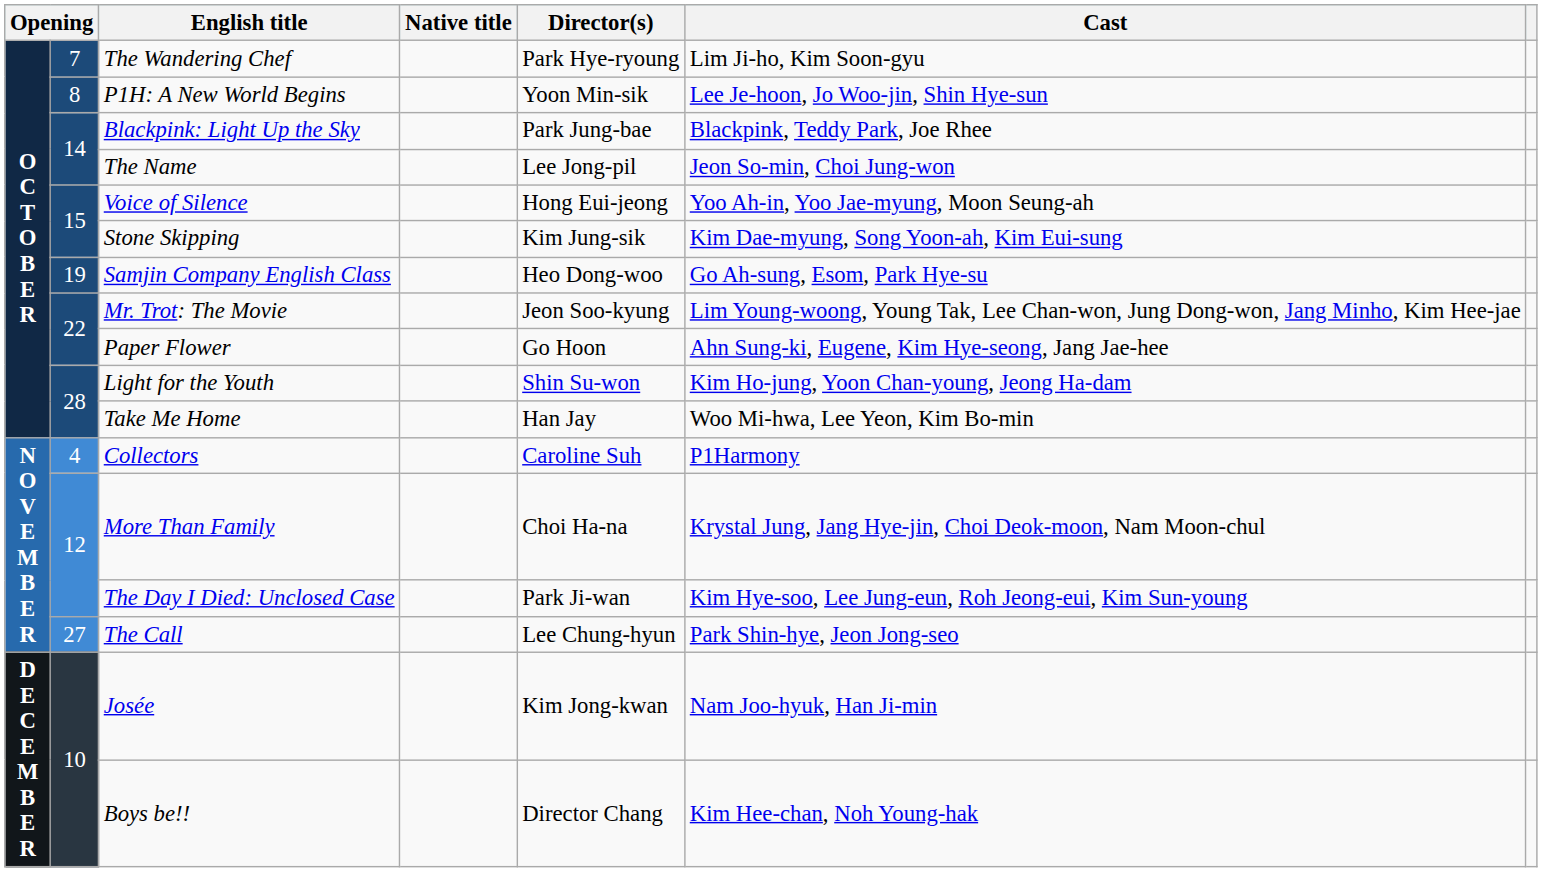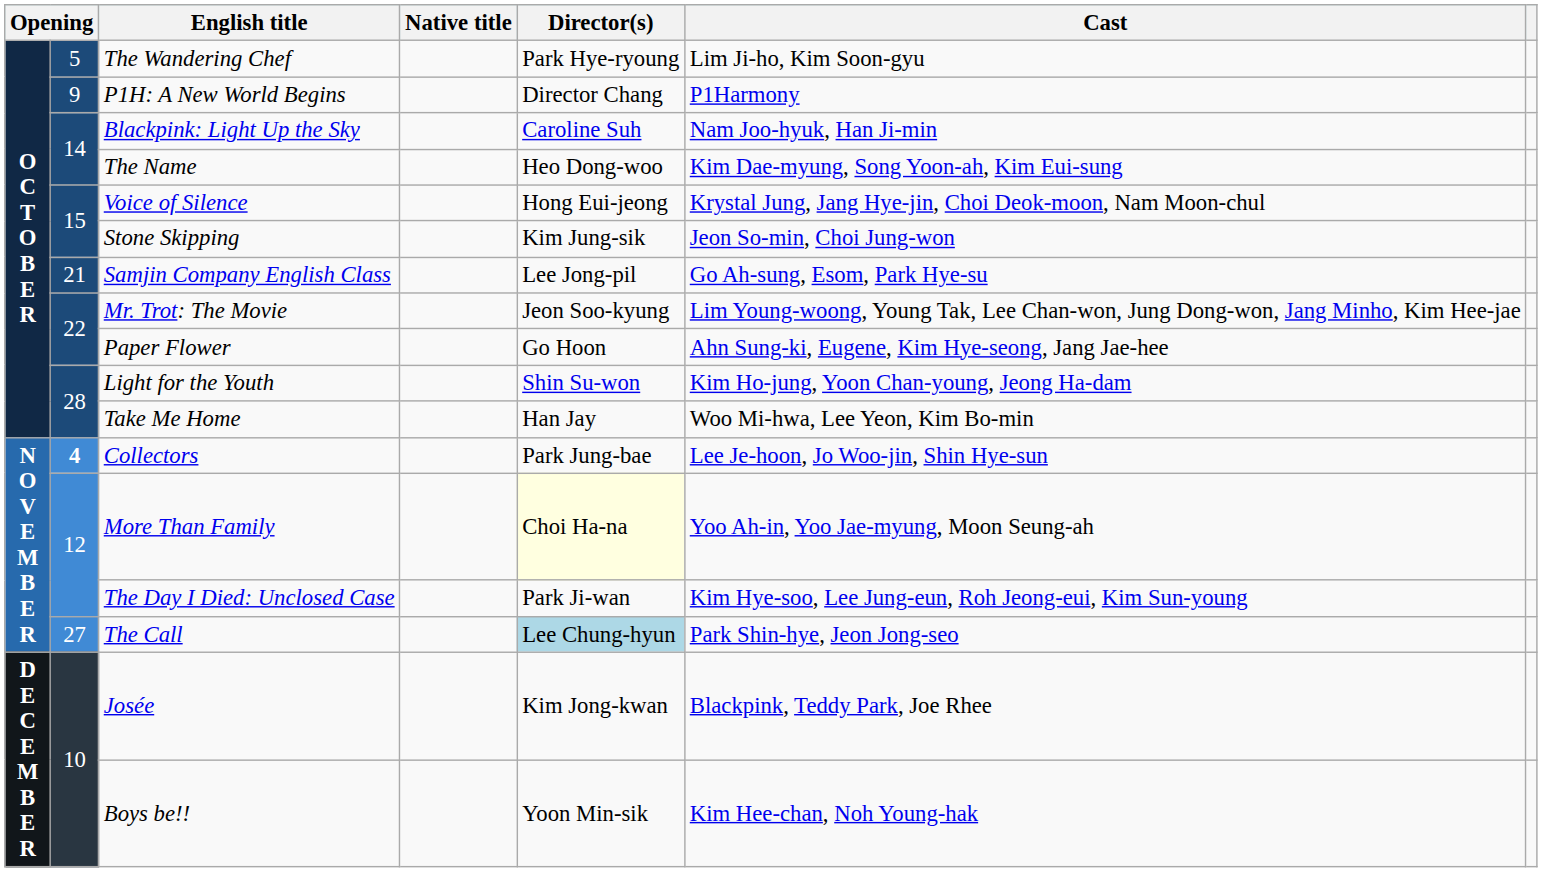(75, 58) 7 -> (75, 58) 5
(75, 94) 8 -> (75, 94) 9
(585, 94) Yoon Min-sik -> (593, 94) Director Chang
(869, 94) Lee Je-hoon, Jo Woo-jin, Shin Hye-sun -> (745, 94) P1Harmony
(587, 130) Park Jung-bae -> (582, 130) Caroline Suh
(841, 130) Blackpink, Teddy Park, Joe Rhee -> (813, 130) Nam Joo-hyuk, Han Ji-min
(579, 166) Lee Jong-pil -> (593, 166) Heo Dong-woo
(822, 166) Jeon So-min, Choi Jung-won -> (906, 166) Kim Dae-myung, Song Yoon-ah, Kim Eui-sung
(892, 202) Yoo Ah-in, Yoo Jae-myung, Moon Seung-ah -> (978, 202) Krystal Jung, Jang Hye-jin, Choi Deok-moon, Nam Moon-chul
(906, 238) Kim Dae-myung, Song Yoon-ah, Kim Eui-sung -> (822, 238) Jeon So-min, Choi Jung-won
(75, 274) 19 -> (75, 274) 21
(593, 274) Heo Dong-woo -> (579, 274) Lee Jong-pil
(75, 454) normal -> (75, 454) bold
(582, 454) Caroline Suh -> (587, 454) Park Jung-bae
(745, 454) P1Harmony -> (869, 454) Lee Je-hoon, Jo Woo-jin, Shin Hye-sun
(575, 526) no background -> (575, 526) lightyellow background
(978, 526) Krystal Jung, Jang Hye-jin, Choi Deok-moon, Nam Moon-chul -> (892, 526) Yoo Ah-in, Yoo Jae-myung, Moon Seung-ah
(599, 633) no background -> (599, 633) lightblue background
(813, 705) Nam Joo-hyuk, Han Ji-min -> (841, 705) Blackpink, Teddy Park, Joe Rhee
(593, 813) Director Chang -> (585, 813) Yoon Min-sik
